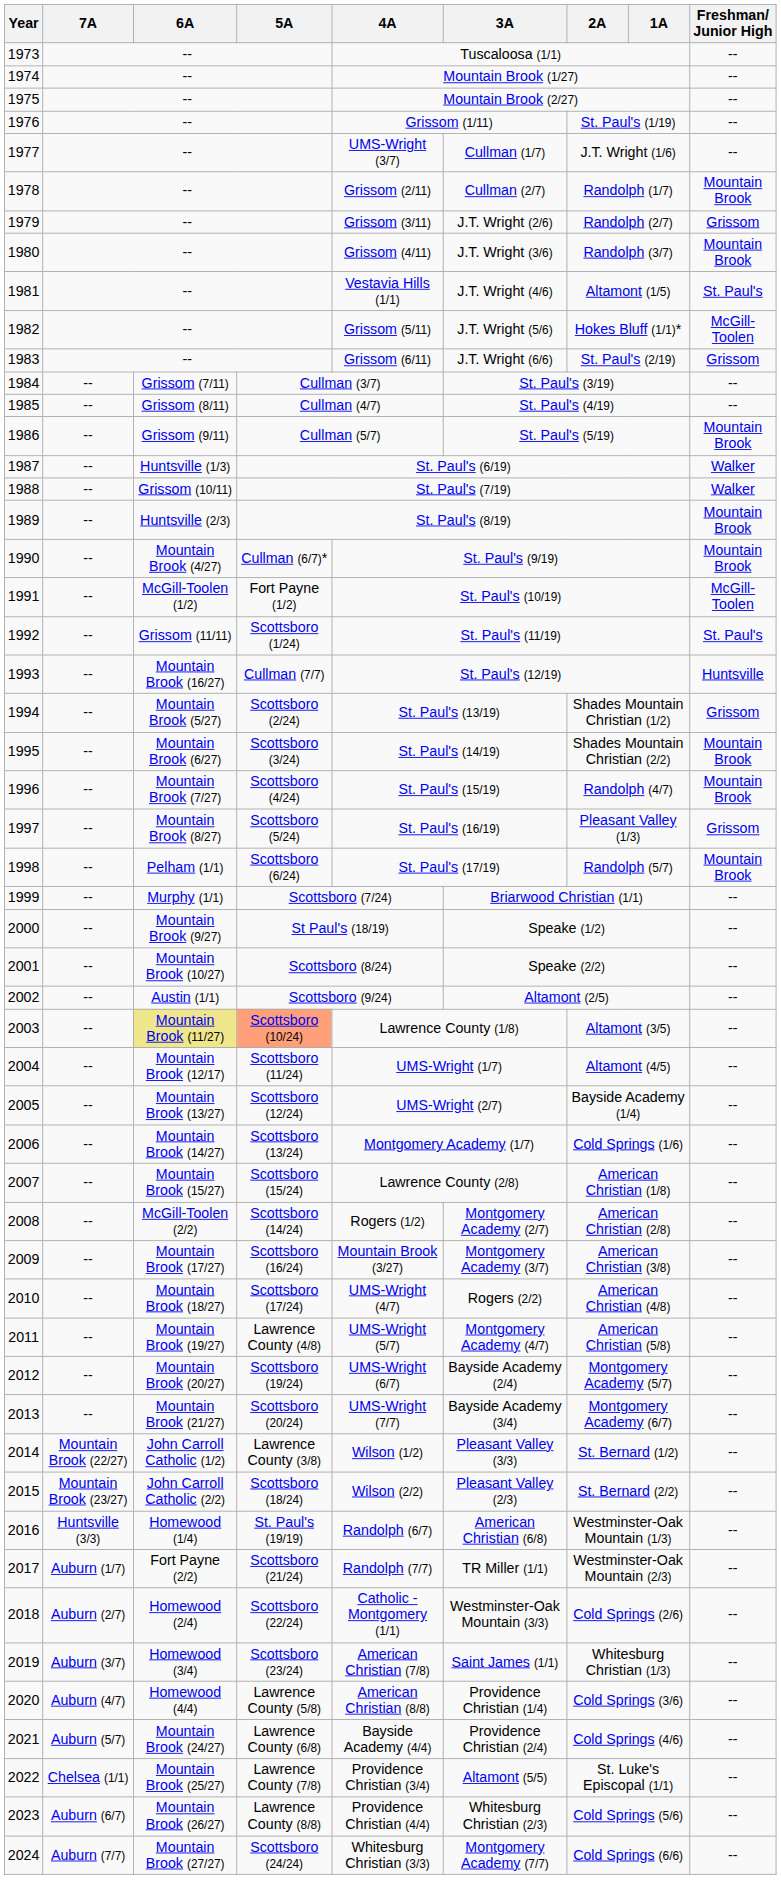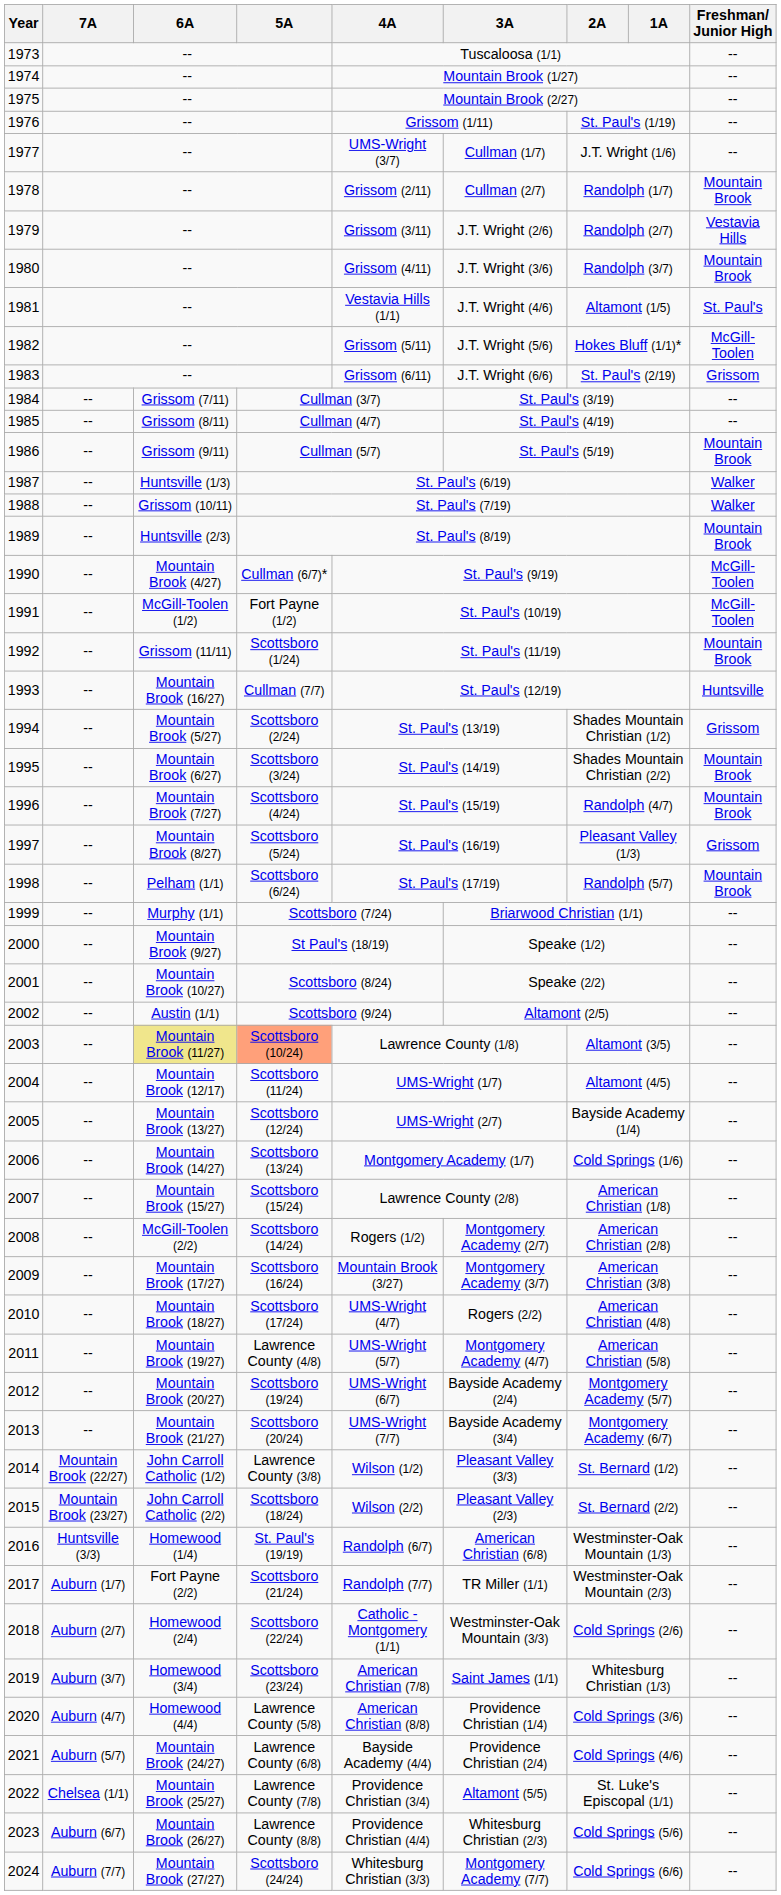(733, 221) Grissom -> (733, 229) Vestavia Hills
(733, 558) Mountain Brook -> (733, 574) McGill-Toolen
(733, 635) St. Paul's -> (733, 651) Mountain Brook
